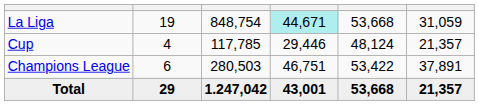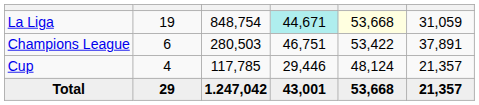(372, 22) no background -> (372, 22) lightyellow background
rows swapped: (21, 44) <-> (69, 66)
